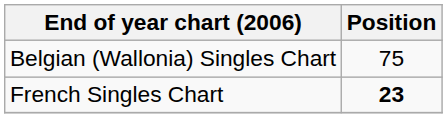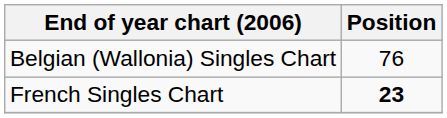(391, 58) 75 -> (391, 58) 76
